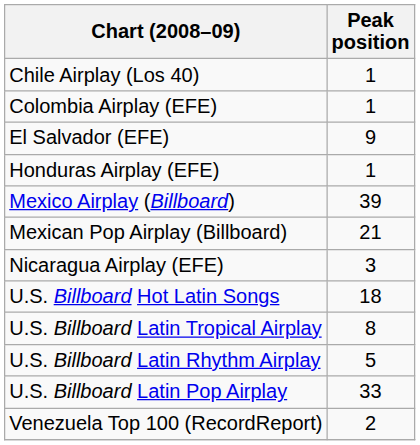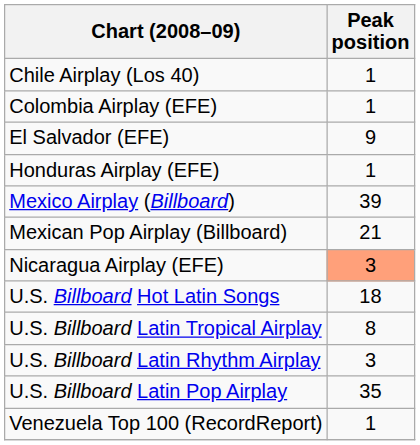(371, 264) no background -> (371, 264) lightsalmon background
(371, 360) 5 -> (371, 360) 3
(370, 391) 33 -> (370, 391) 35
(371, 423) 2 -> (371, 423) 1
